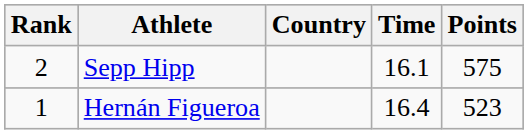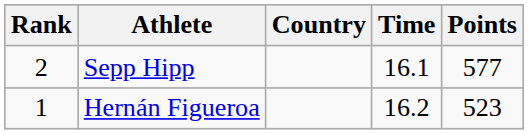(482, 66) 575 -> (482, 66) 577
(407, 107) 16.4 -> (407, 107) 16.2
